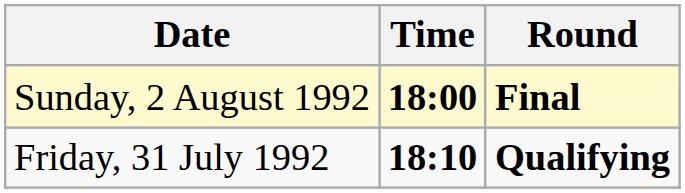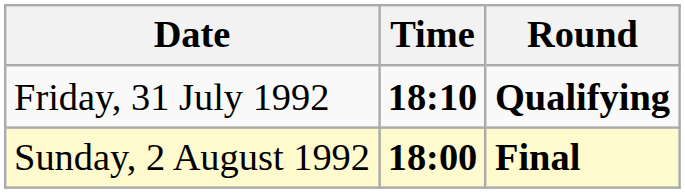rows swapped: (172, 156) <-> (192, 95)
